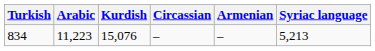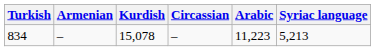columns swapped: (76, 14) <-> (245, 14)
(119, 35) 15,076 -> (137, 35) 15,078
